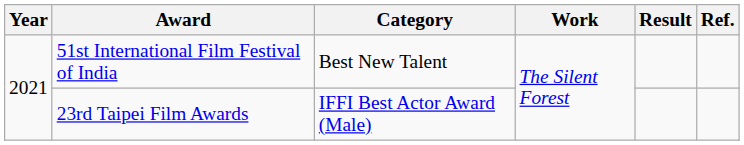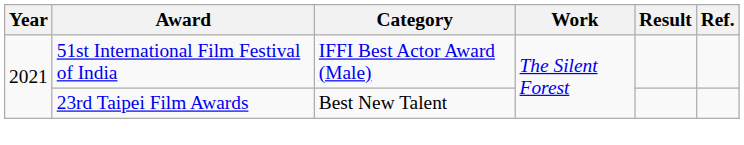(383, 61) Best New Talent -> (407, 61) IFFI Best Actor Award (Male)
(407, 113) IFFI Best Actor Award (Male) -> (383, 103) Best New Talent
